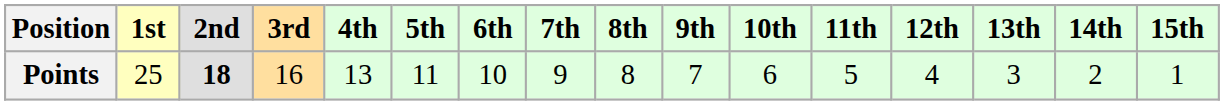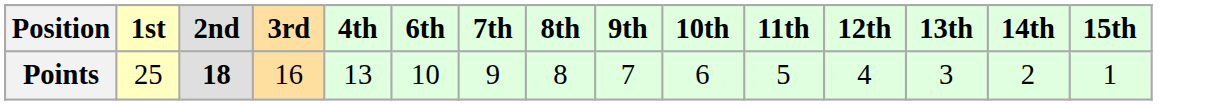- column: (425, 27)
